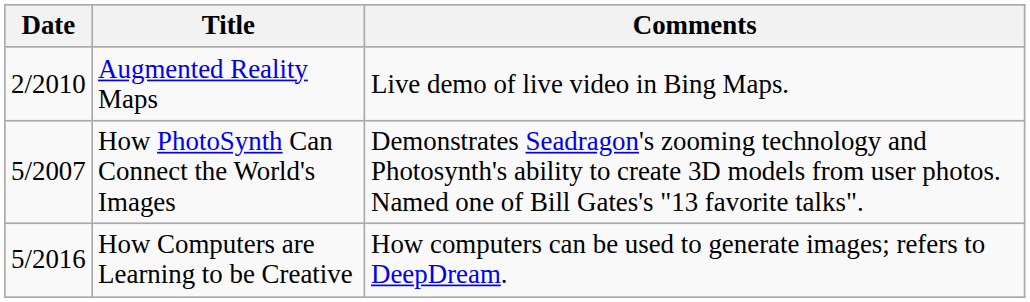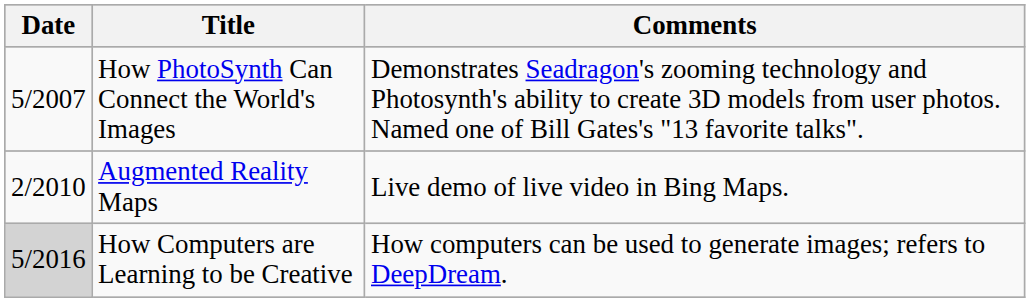rows swapped: (215, 171) <-> (203, 83)
(48, 259) no background -> (48, 259) lightgrey background
